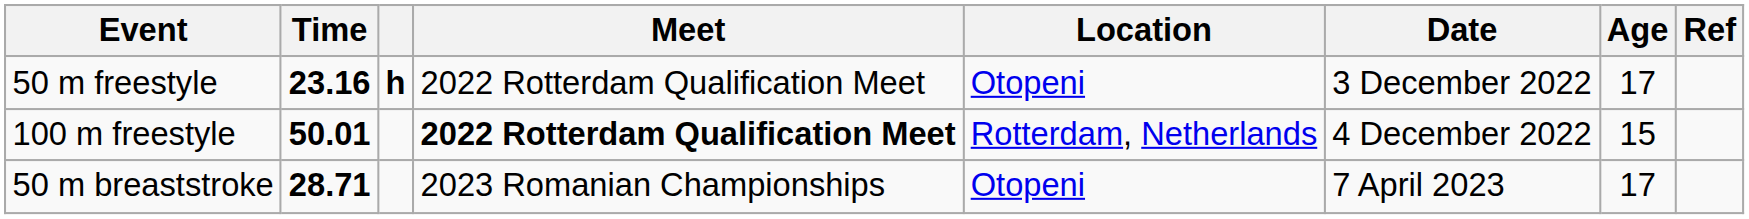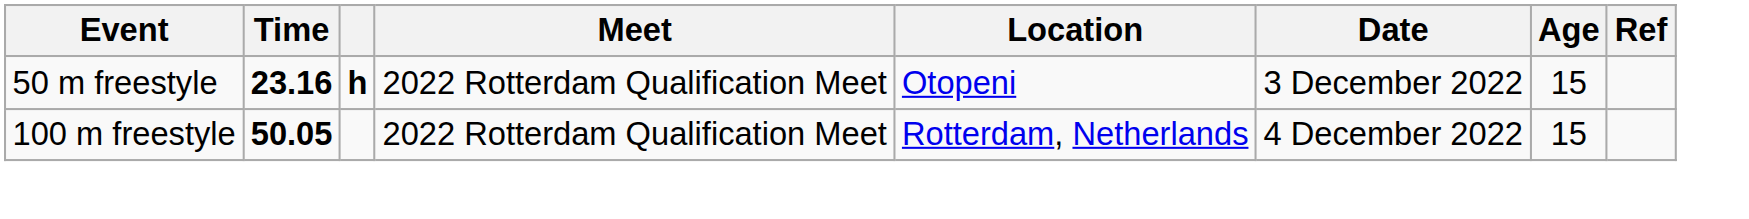(1638, 82) 17 -> (1569, 82) 15
(330, 133) 50.01 -> (292, 133) 50.05
(688, 133) bold -> (635, 133) normal
- row: (143, 185)
